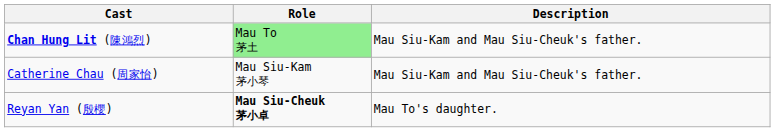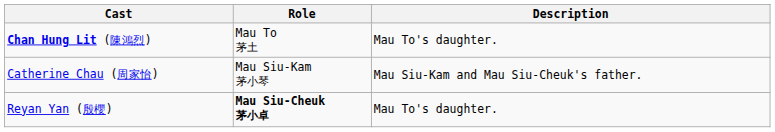(256, 39) lightgreen background -> (256, 39) no background
(508, 40) Mau Siu-Kam and Mau Siu-Cheuk's father. -> (436, 40) Mau To's daughter.
